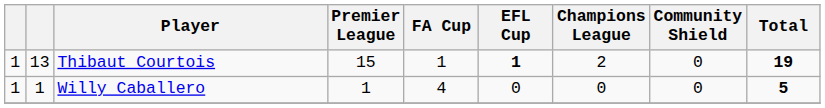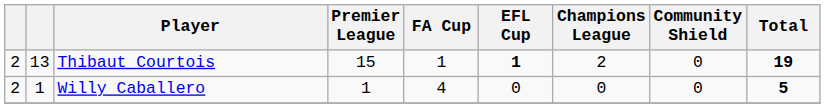(15, 63) 1 -> (15, 63) 2
(15, 90) 1 -> (15, 90) 2
